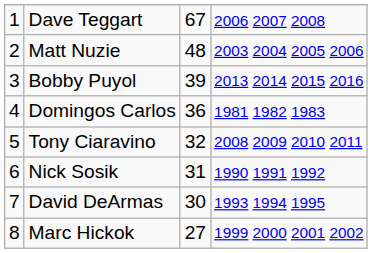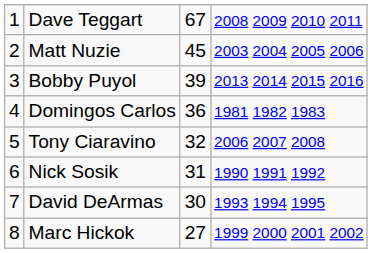(270, 20) 2006 2007 2008 -> (288, 20) 2008 2009 2010 2011
(195, 50) 48 -> (195, 50) 45
(288, 142) 2008 2009 2010 2011 -> (270, 142) 2006 2007 2008
